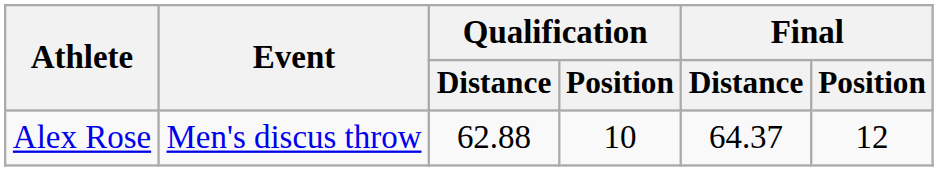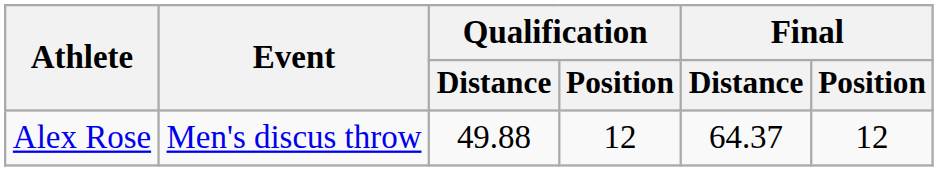(494, 137) 62.88 -> (494, 137) 49.88
(620, 137) 10 -> (620, 137) 12
